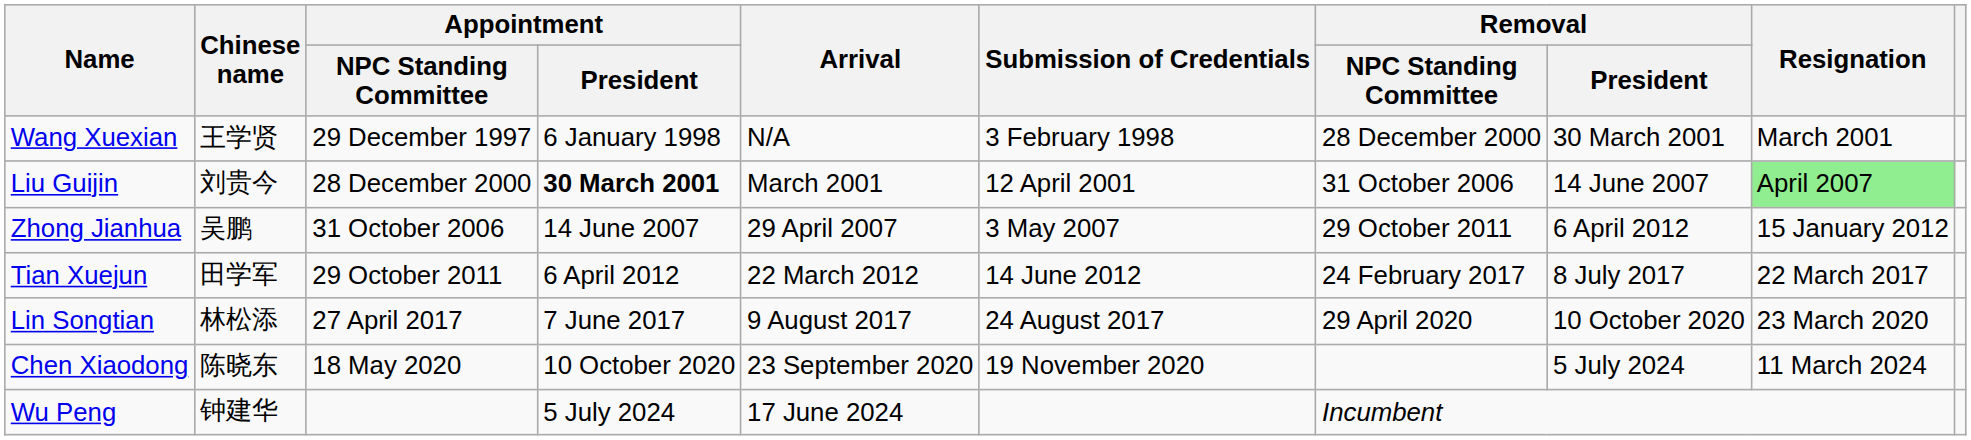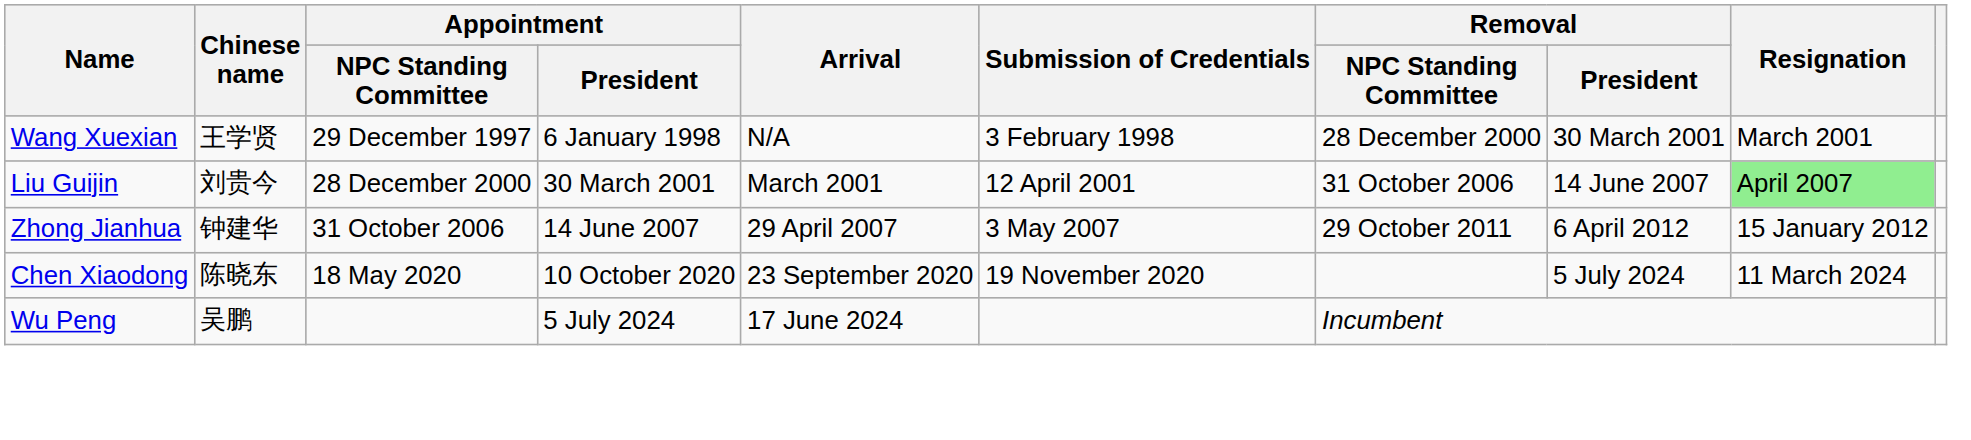(631, 183) bold -> (629, 183) normal
(226, 228) 吴鹏 -> (239, 228) 钟建华
- row: (79, 275)
- row: (82, 320)
(239, 411) 钟建华 -> (226, 319) 吴鹏
